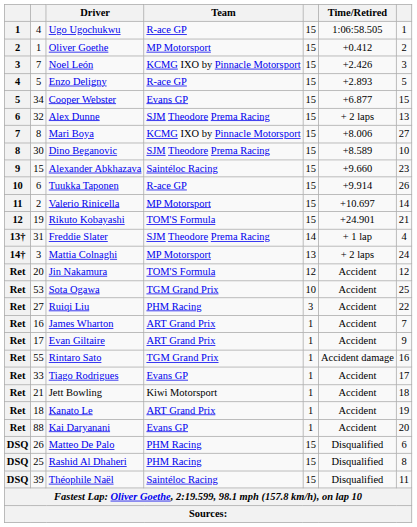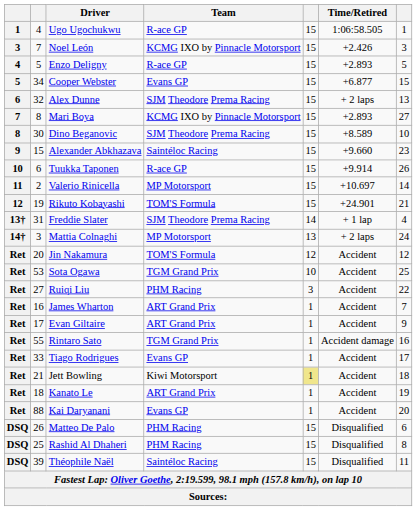- row: (79, 47)
(357, 133) +8.006 -> (357, 116) +2.893
(311, 392) no background -> (311, 375) khaki background
